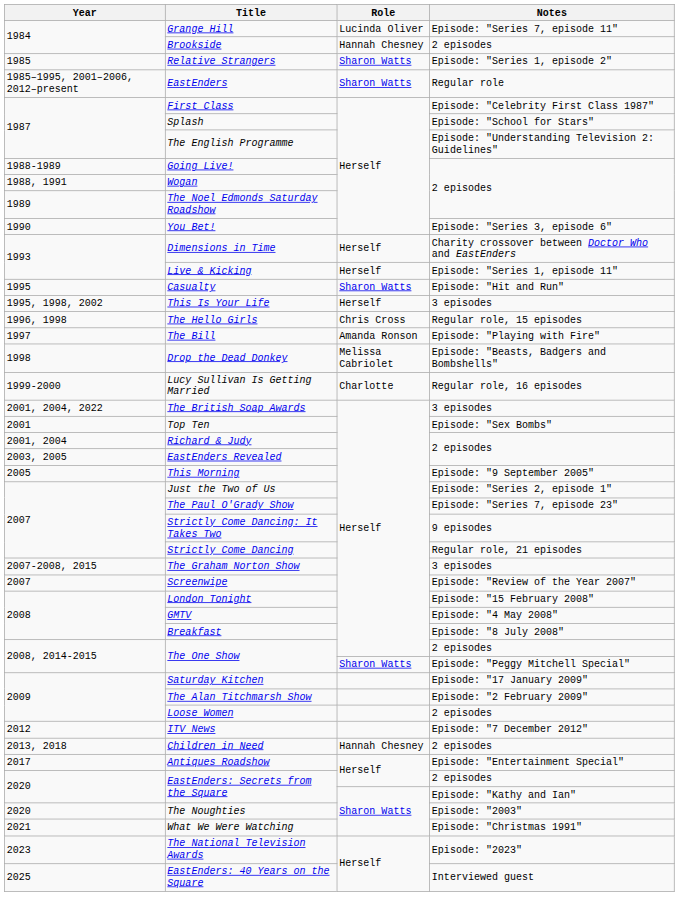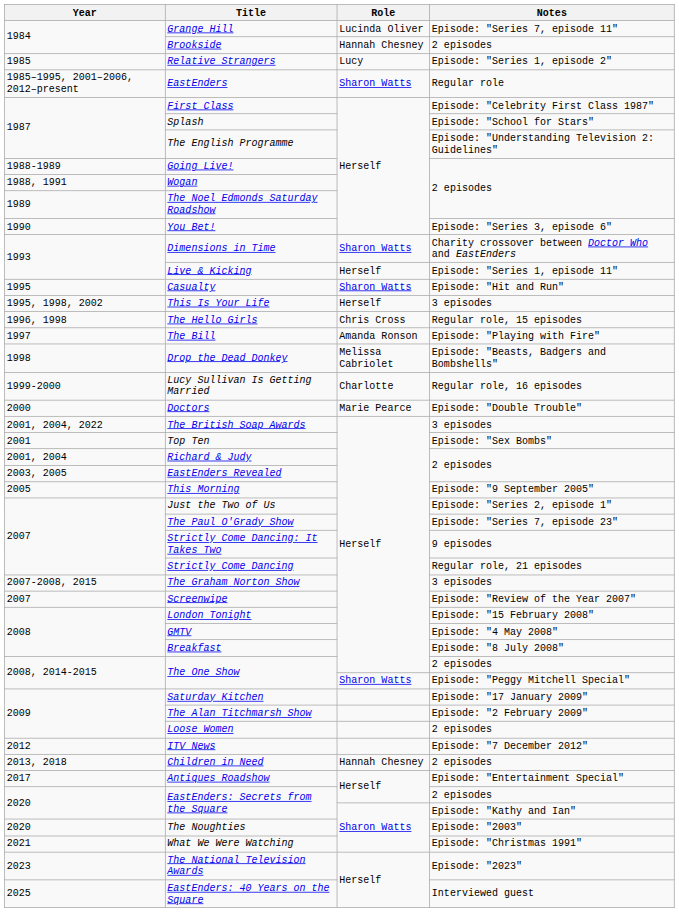(375, 61) Sharon Watts -> (351, 61) Lucy
(360, 249) Herself -> (375, 249) Sharon Watts
+ row: (188, 408)
